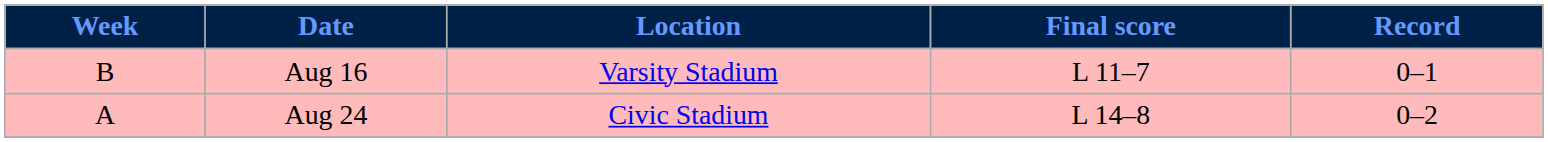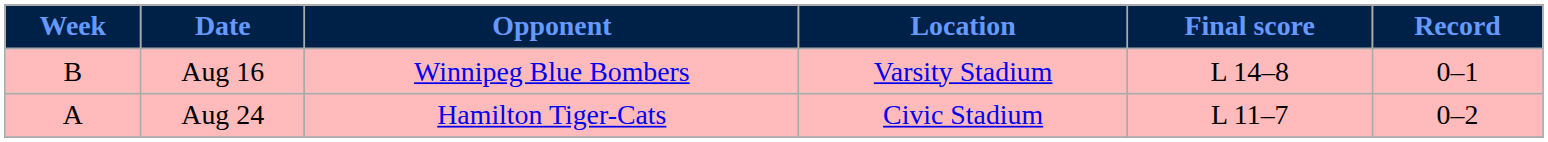+ column: (552, 26)
(1111, 70) L 11–7 -> (1250, 70) L 14–8
(1111, 114) L 14–8 -> (1250, 114) L 11–7
